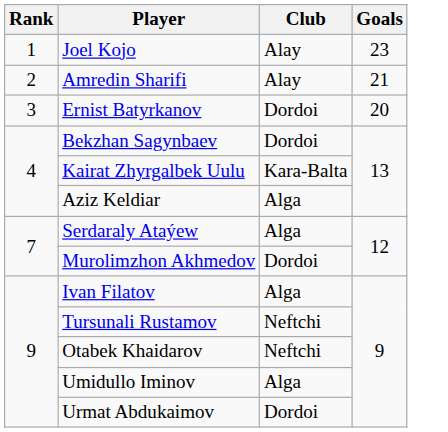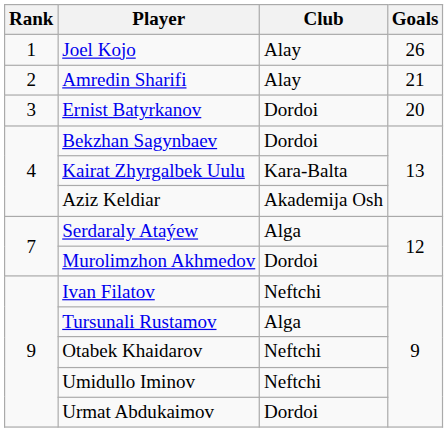(380, 49) 23 -> (415, 49) 26
(283, 200) Alga -> (324, 200) Akademija Osh
(283, 291) Alga -> (293, 291) Neftchi
(293, 321) Neftchi -> (283, 321) Alga
(283, 381) Alga -> (293, 381) Neftchi
